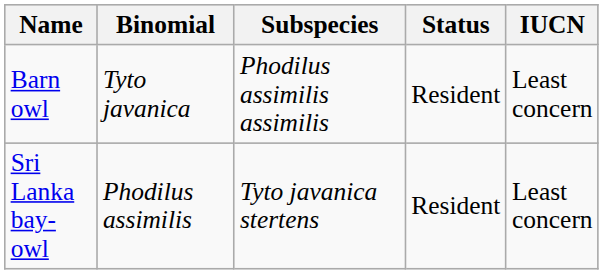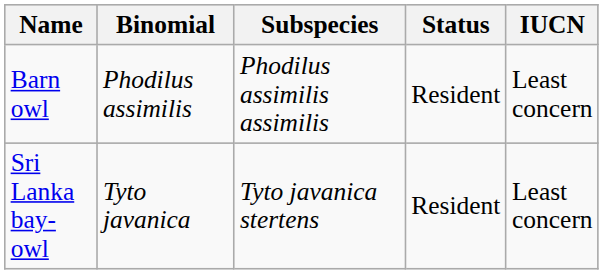(147, 93) Tyto javanica -> (148, 93) Phodilus assimilis
(148, 205) Phodilus assimilis -> (147, 205) Tyto javanica
